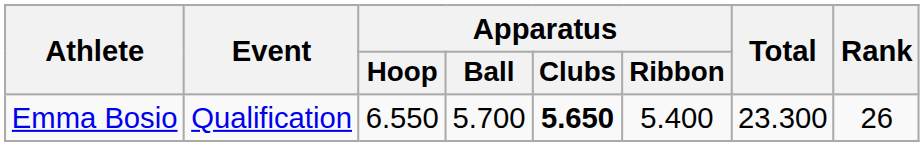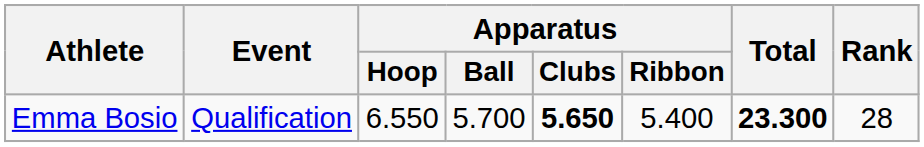(783, 118) normal -> (783, 118) bold
(877, 118) 26 -> (877, 118) 28
